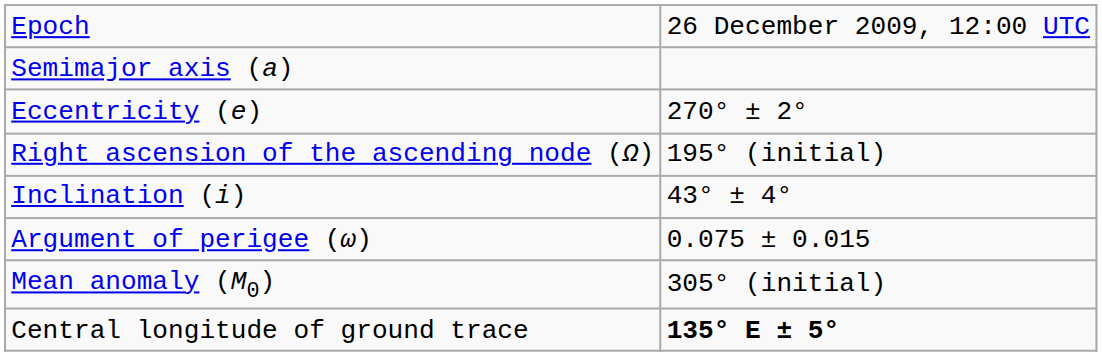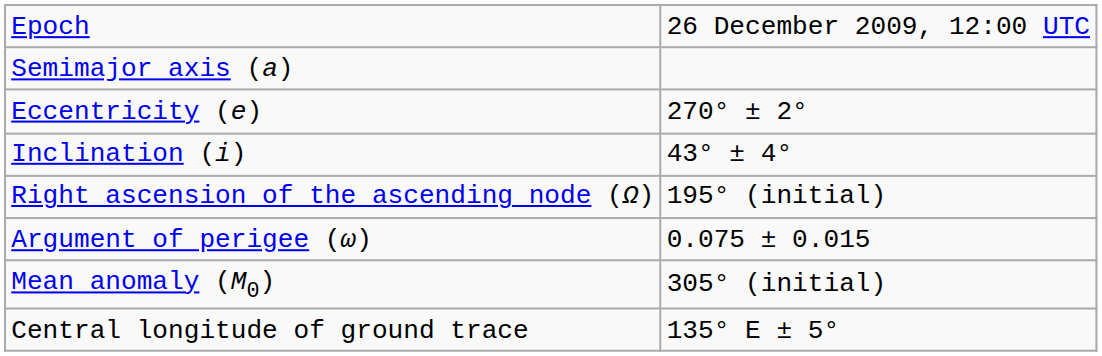rows swapped: (129, 197) <-> (333, 154)
(753, 330) bold -> (753, 330) normal
